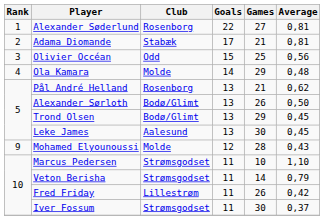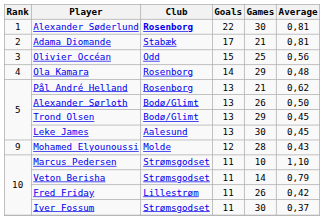(168, 27) normal -> (168, 27) bold
(260, 27) 27 -> (260, 27) 30
(157, 72) Molde -> (168, 72) Rosenborg
